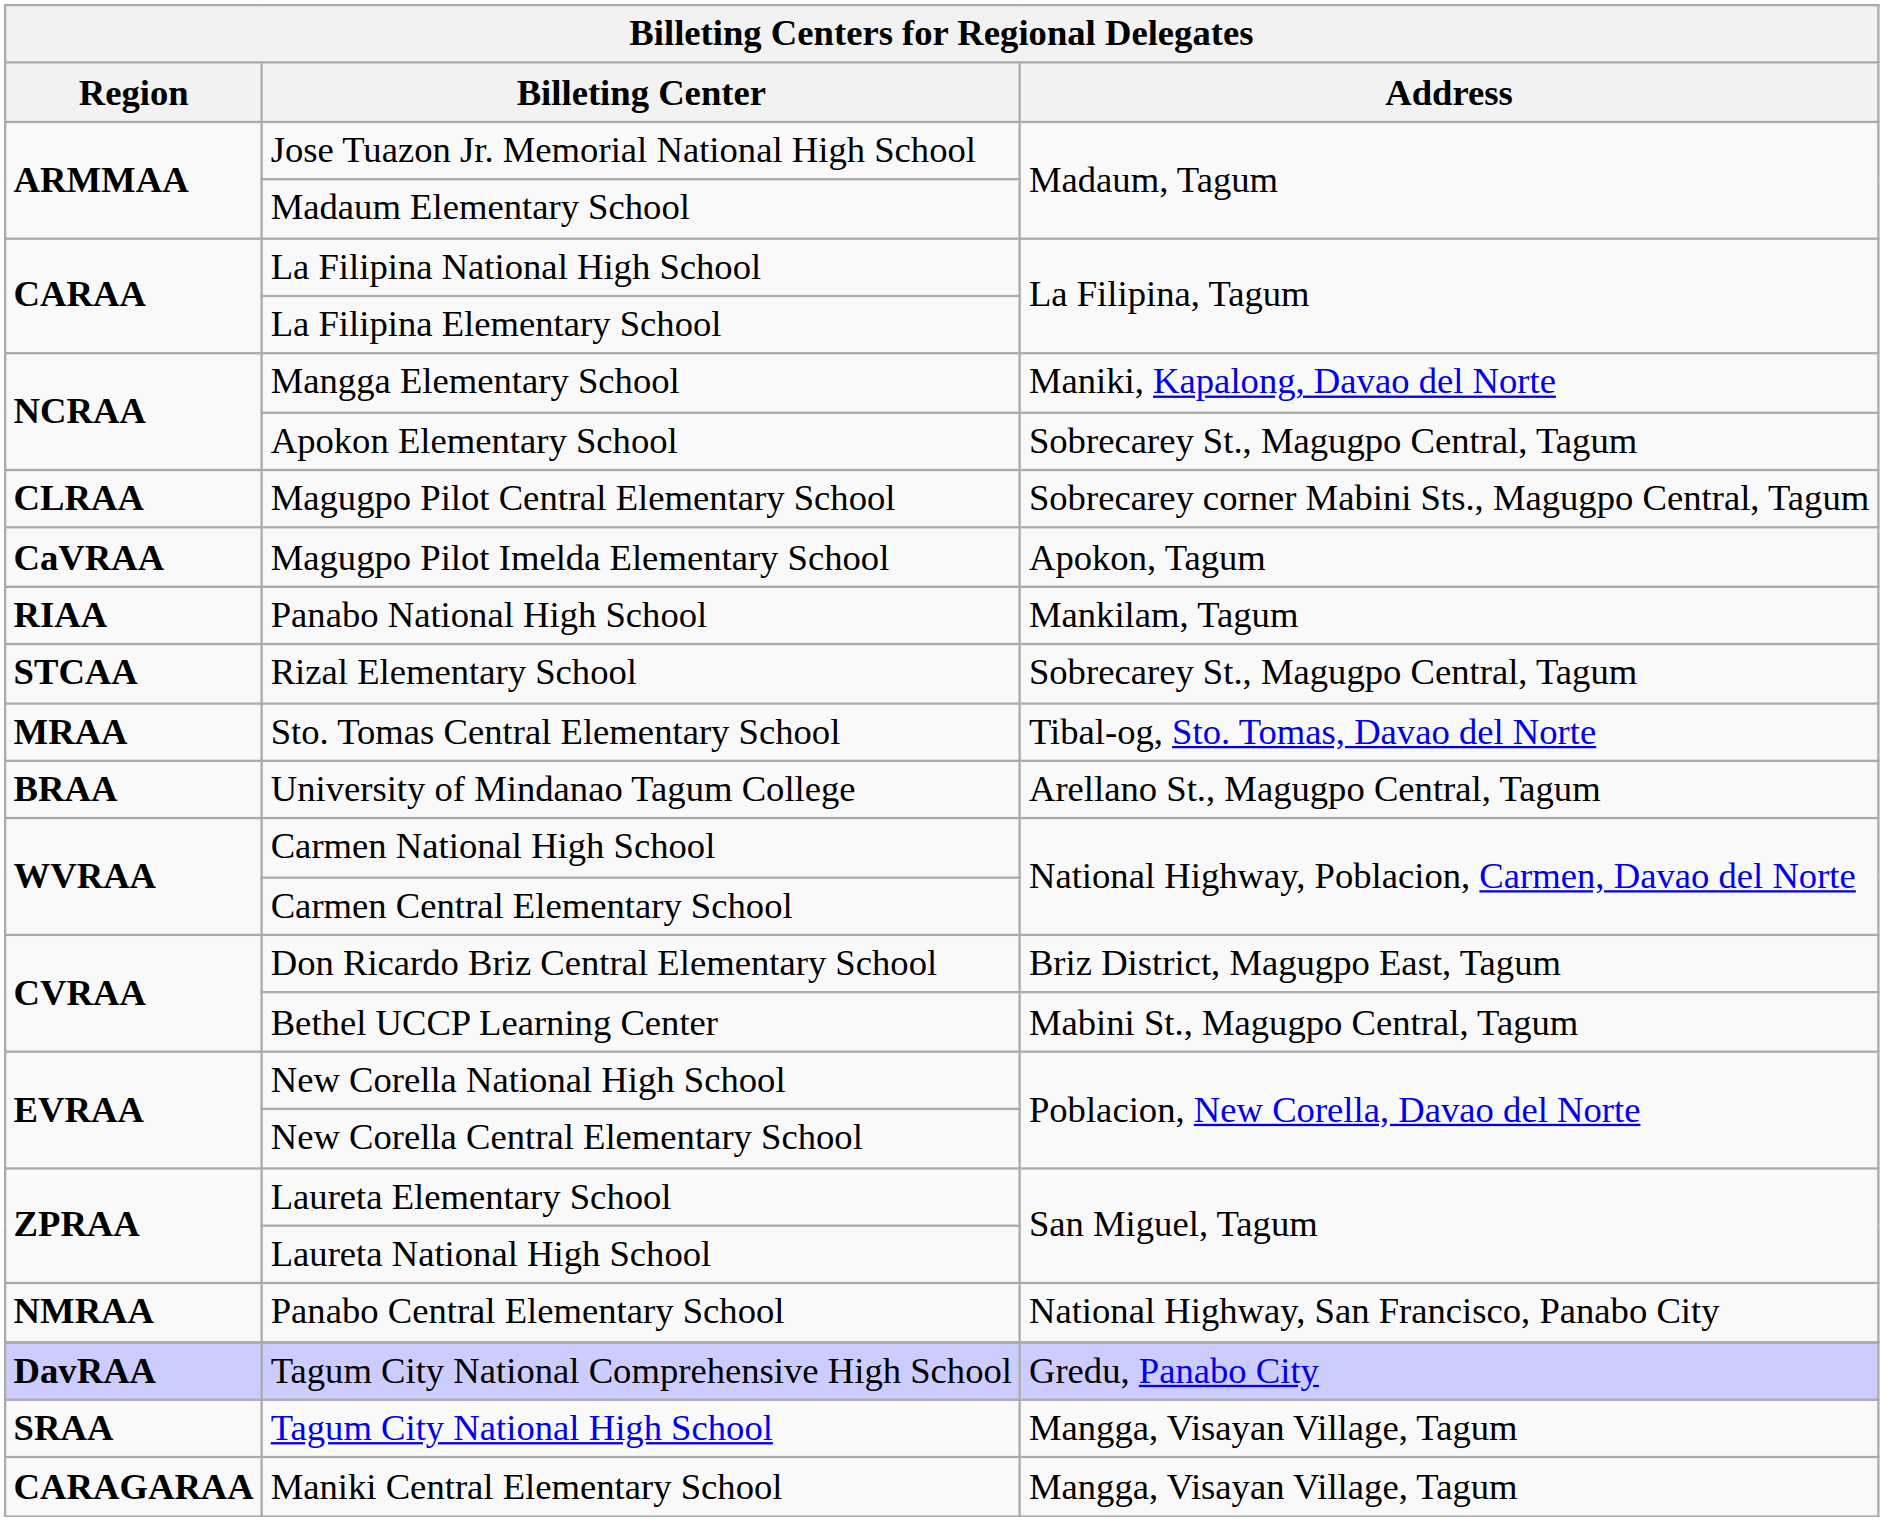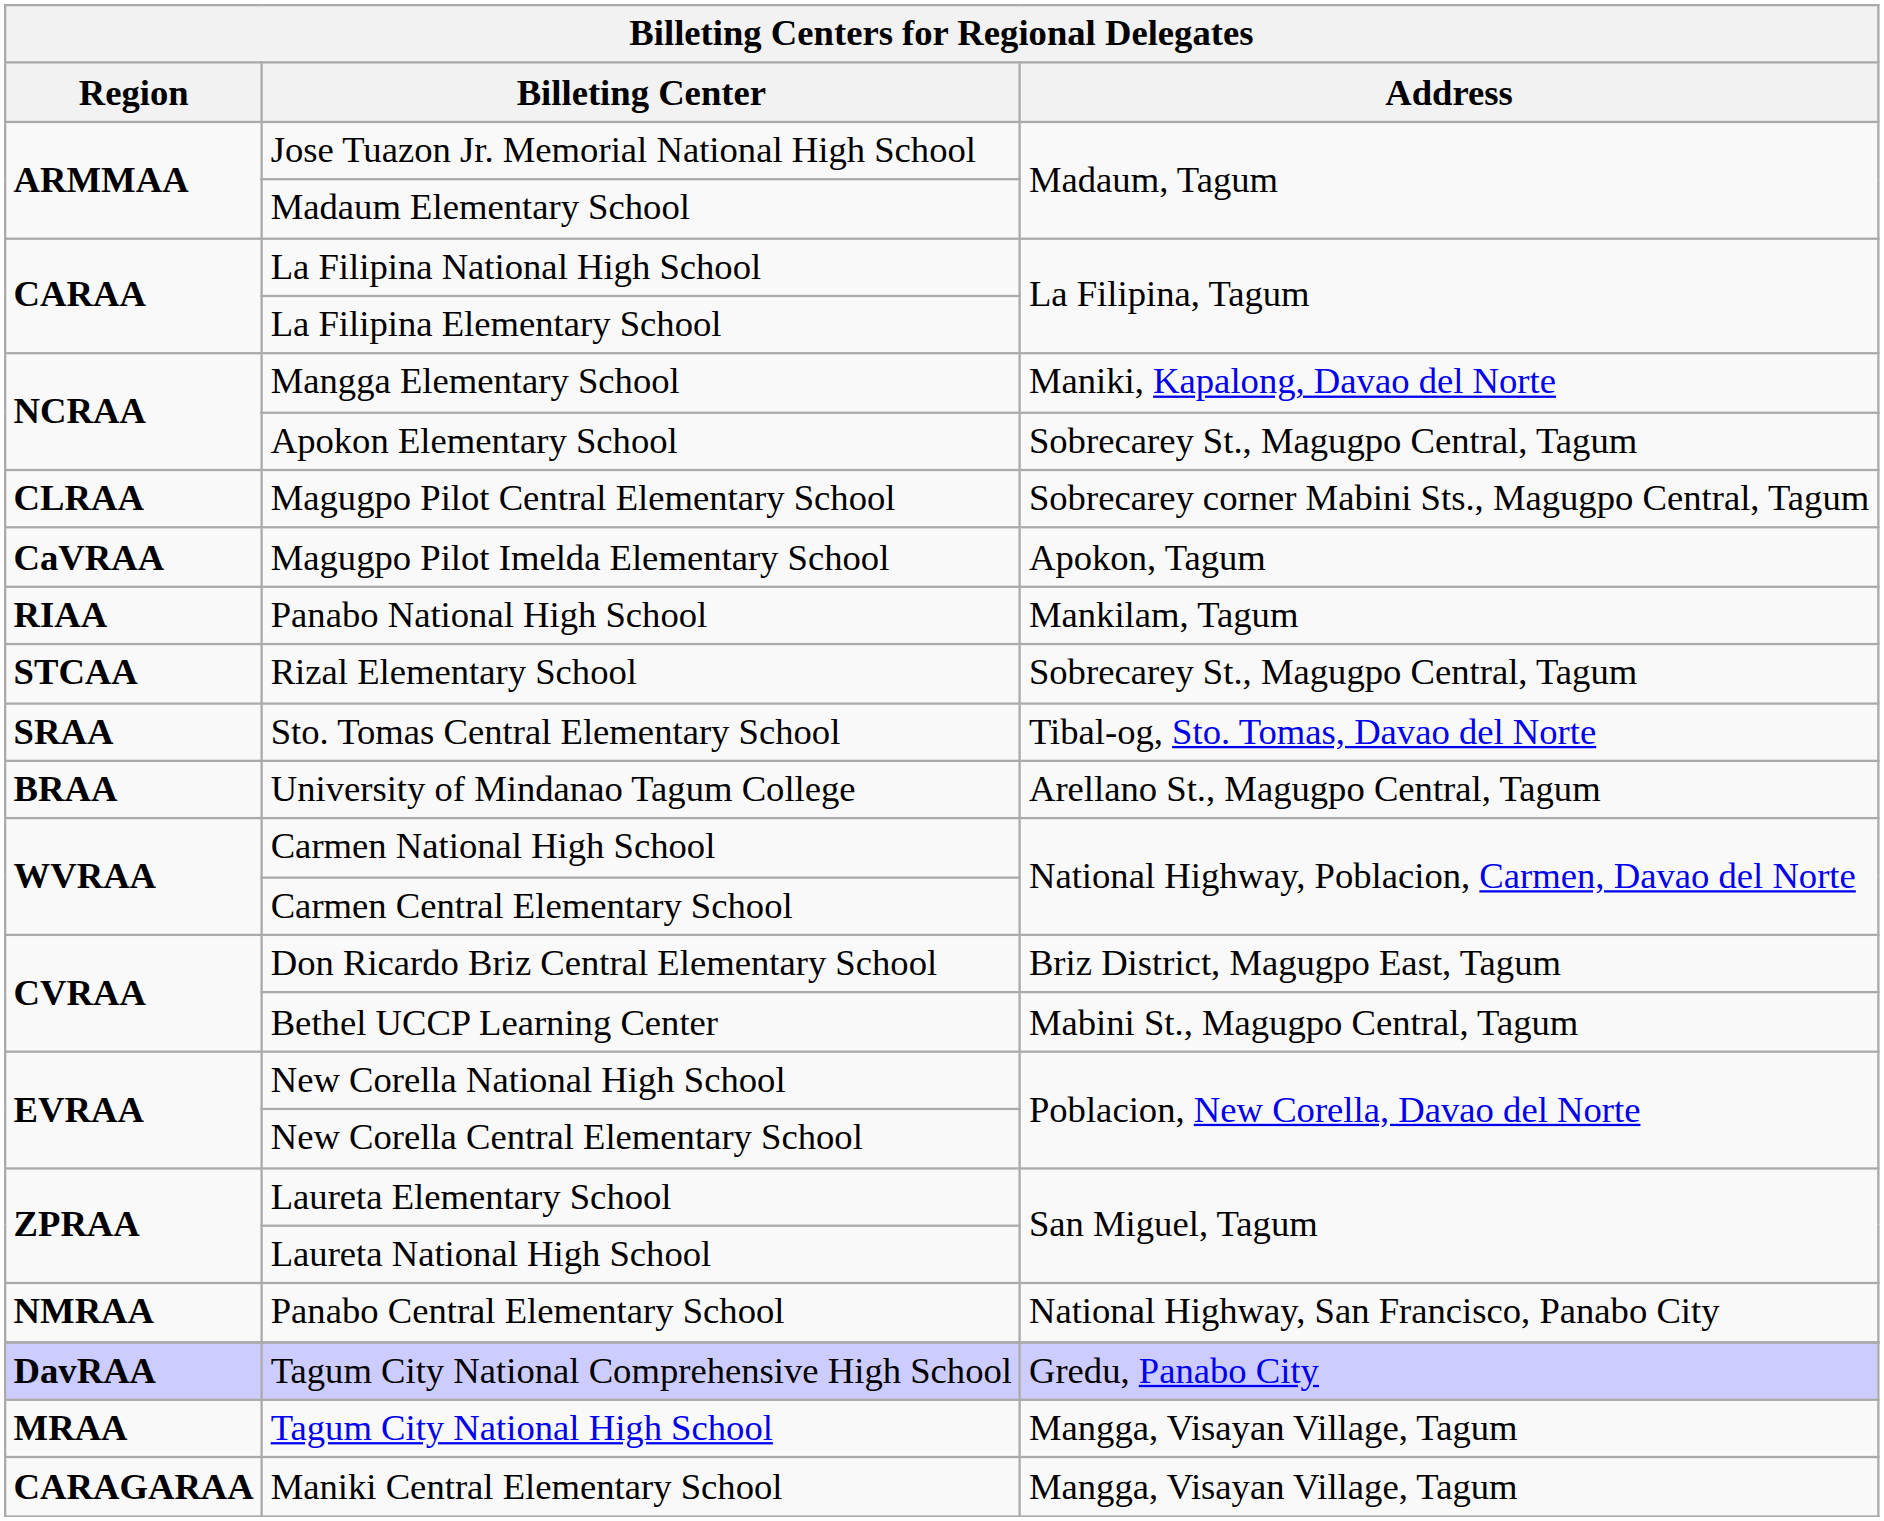(71, 730) MRAA -> (63, 730) SRAA
(63, 1428) SRAA -> (71, 1428) MRAA
